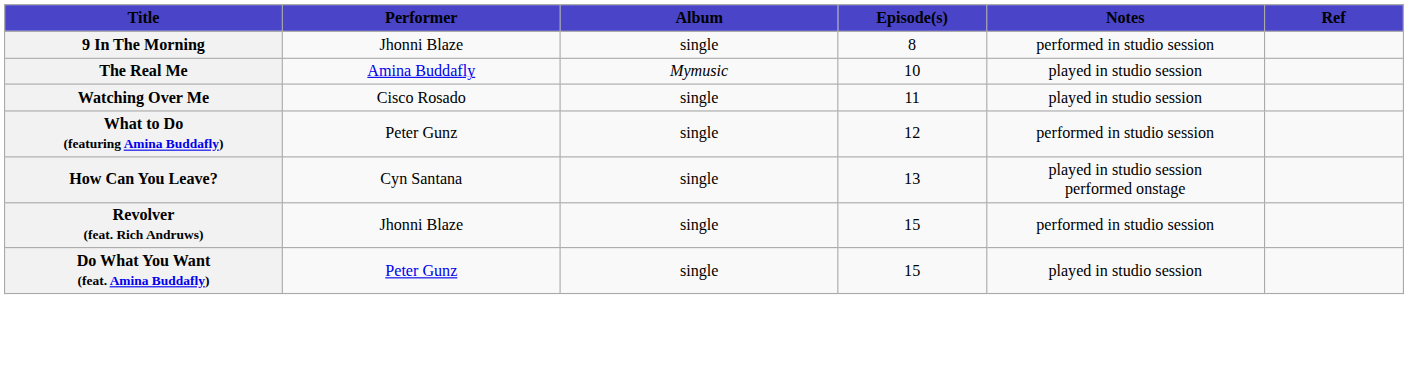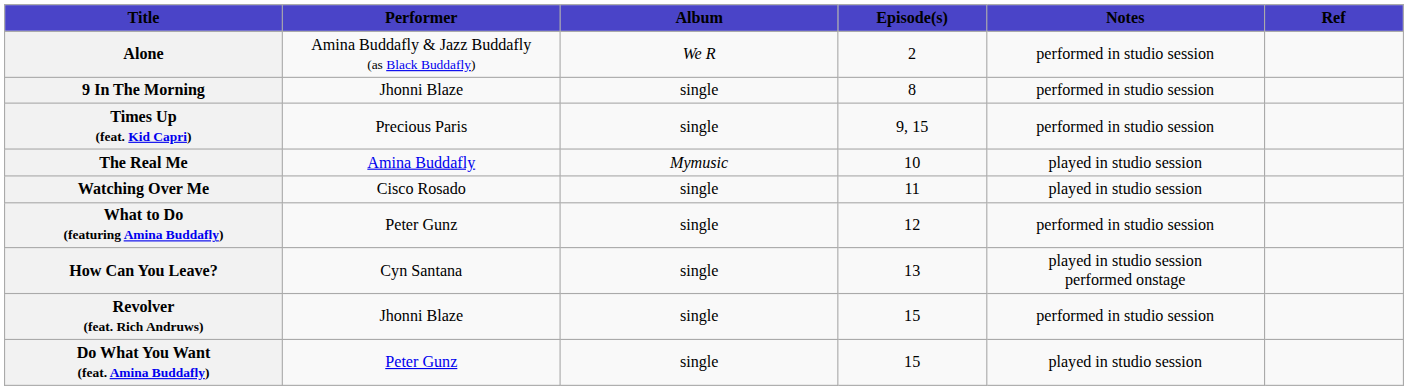+ row: (143, 54)
+ row: (143, 126)
